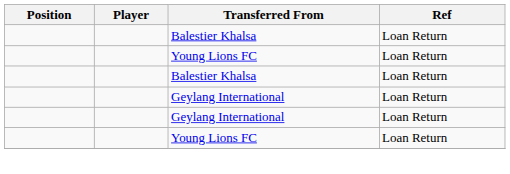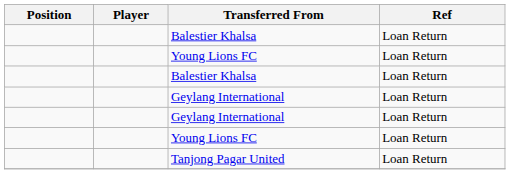+ row: (49, 159)
